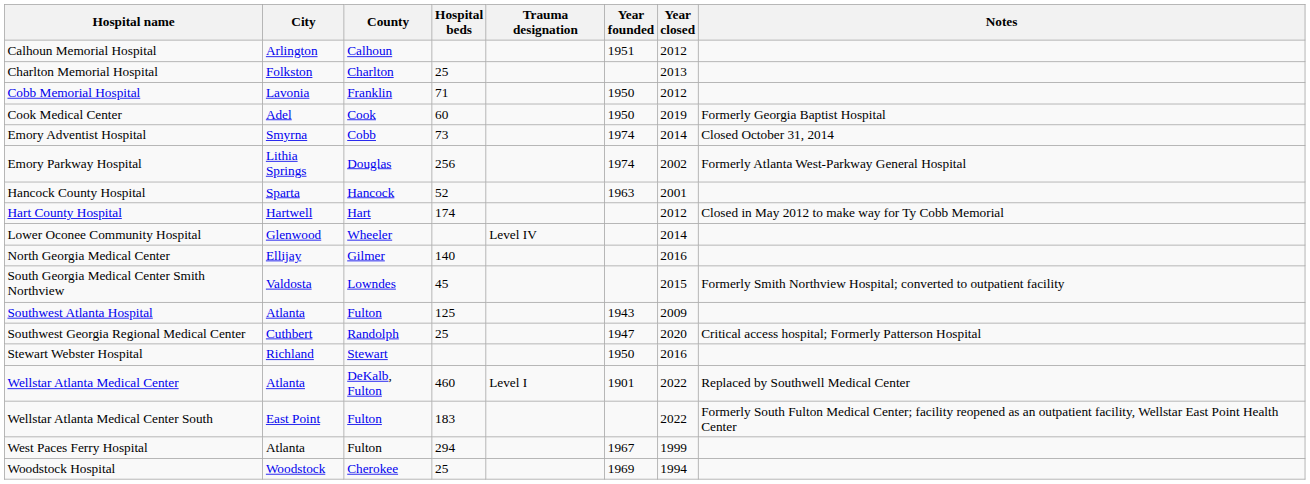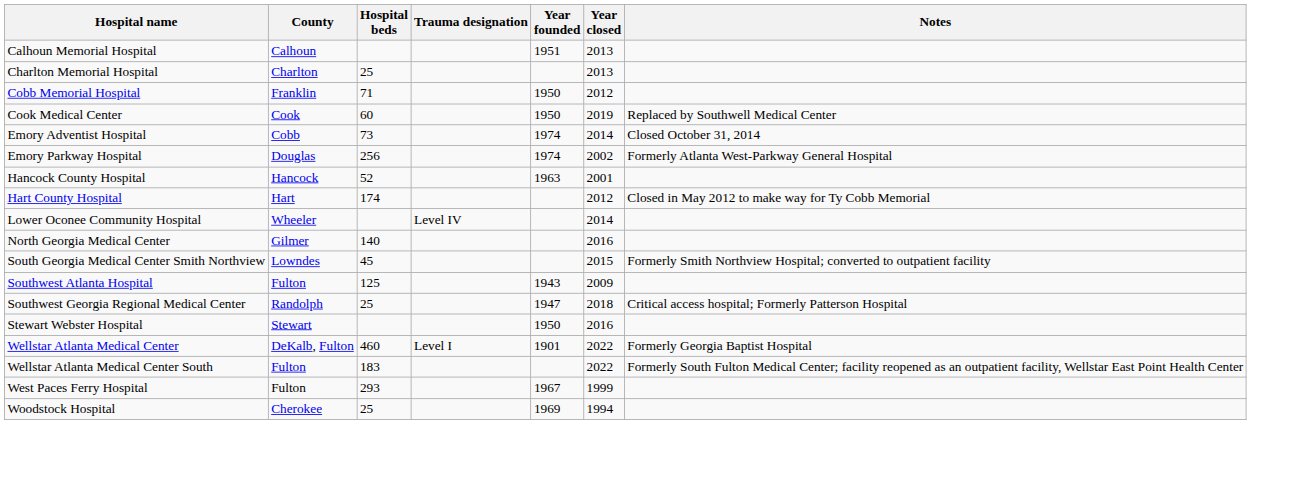- column: (303, 22)
(674, 51) 2012 -> (600, 51) 2013
(793, 114) Formerly Georgia Baptist Hospital -> (732, 114) Replaced by Southwell Medical Center
(674, 333) 2020 -> (600, 303) 2018
(806, 383) Replaced by Southwell Medical Center -> (720, 345) Formerly Georgia Baptist Hospital
(445, 447) 294 -> (370, 388) 293
